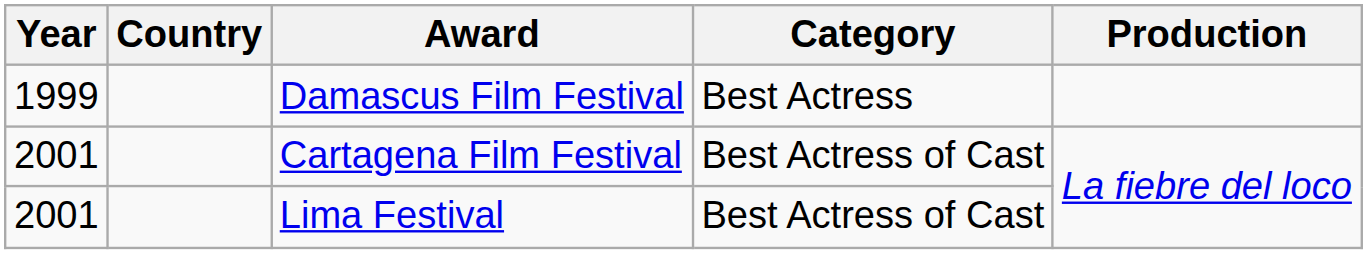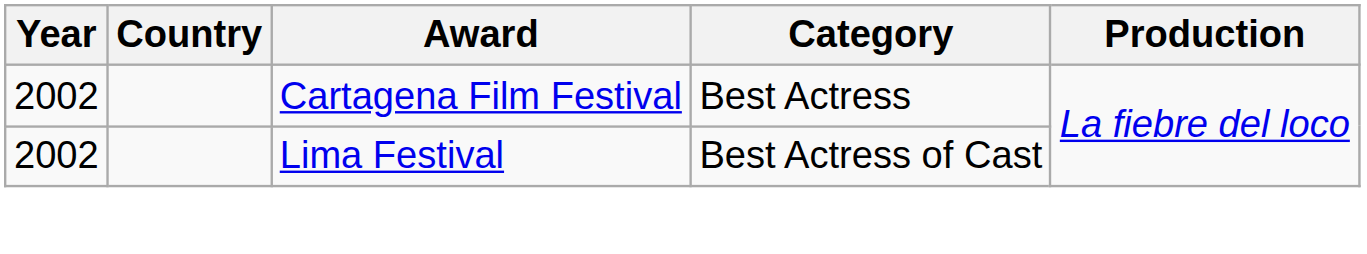- row: (482, 95)
(56, 155) 2001 -> (56, 95) 2002
(873, 155) Best Actress of Cast -> (805, 95) Best Actress
(56, 215) 2001 -> (56, 155) 2002
